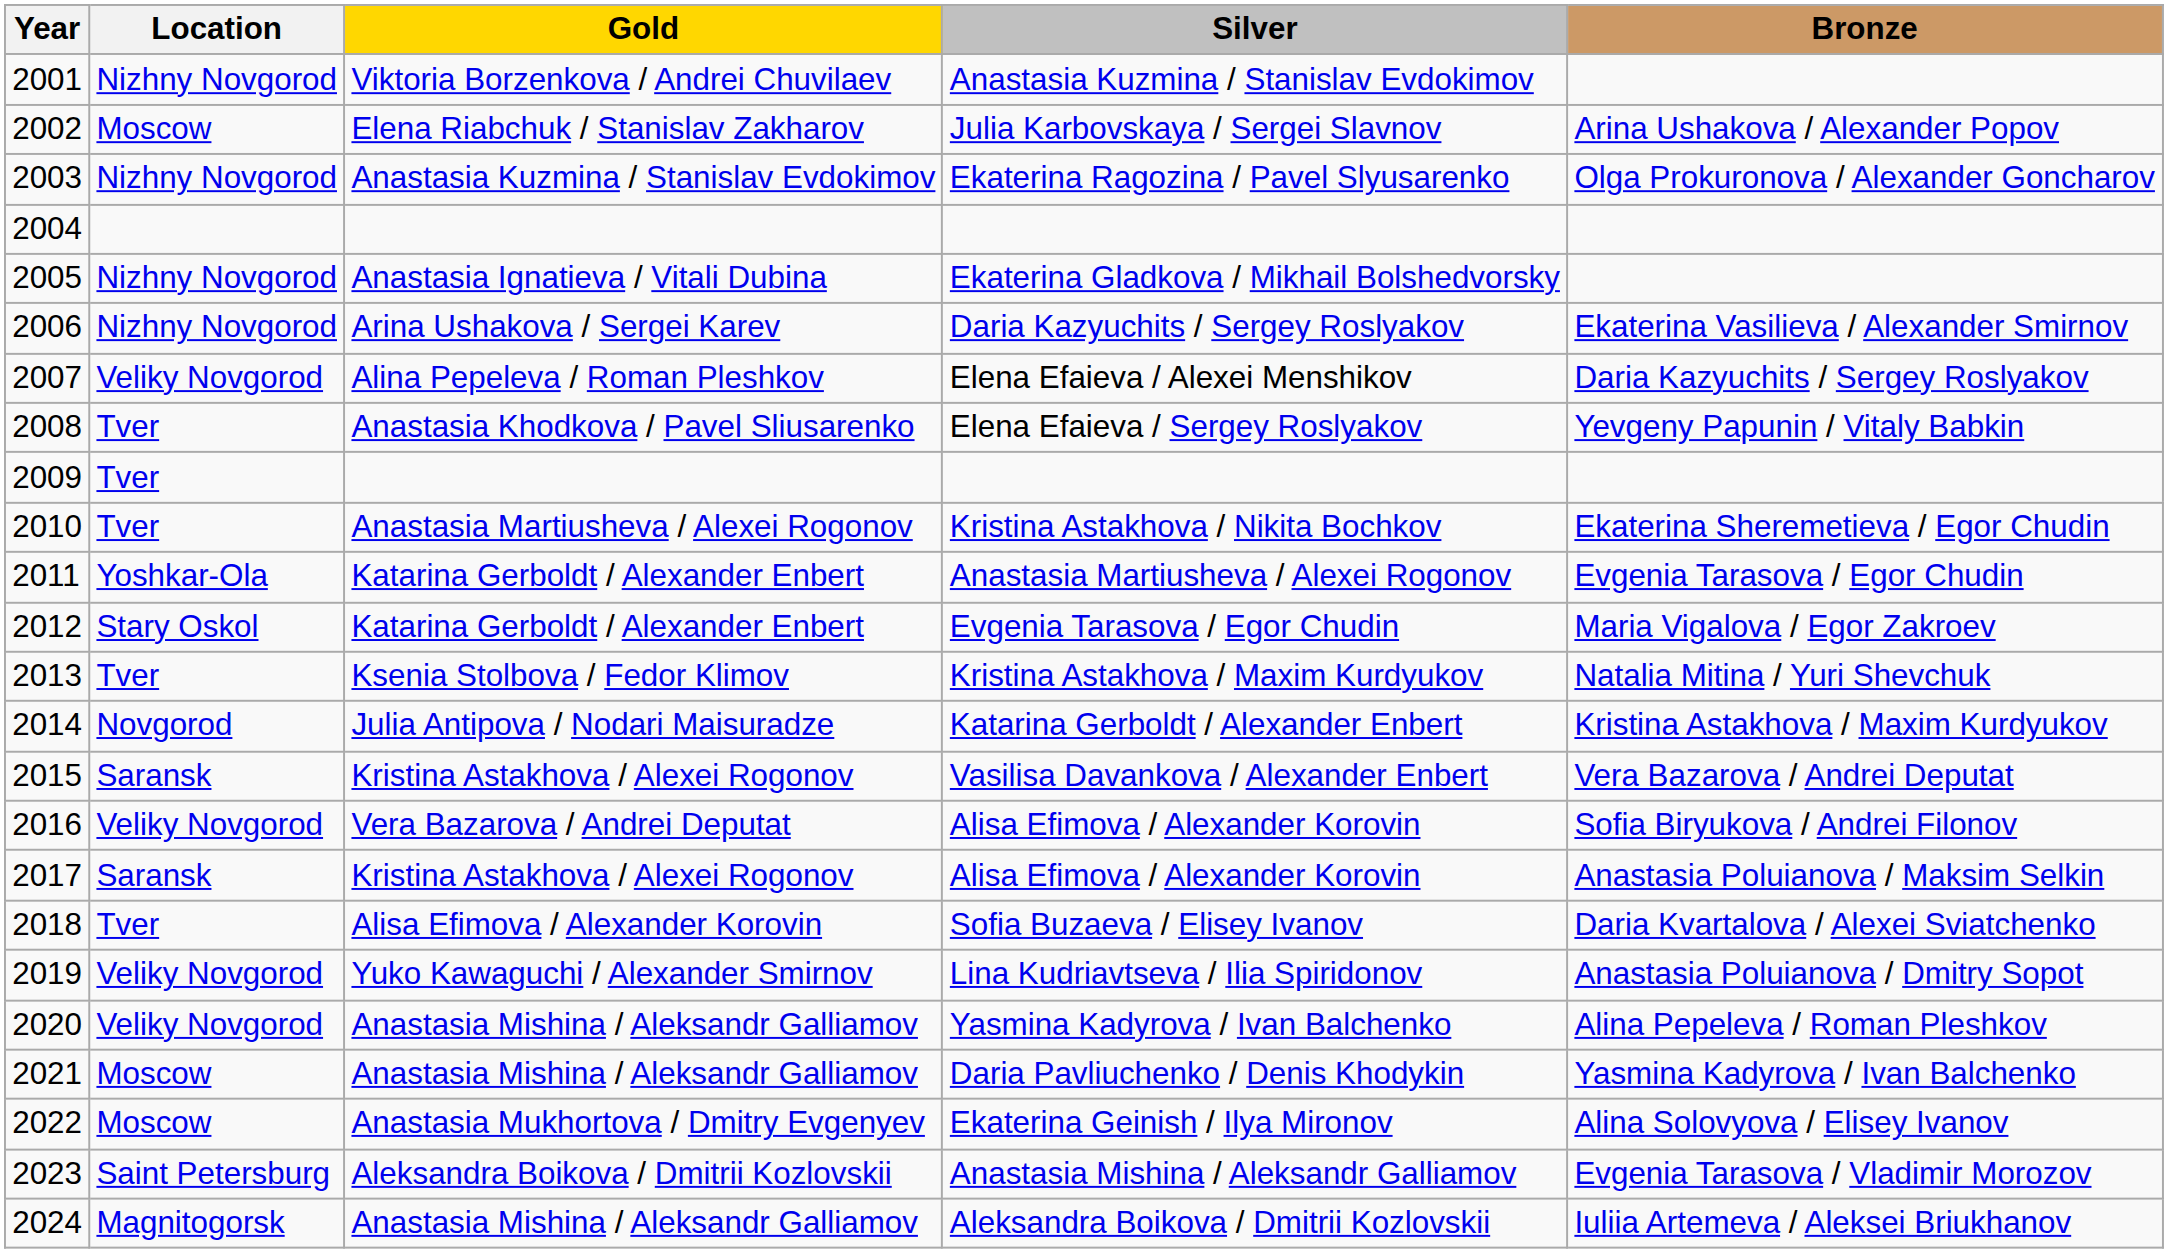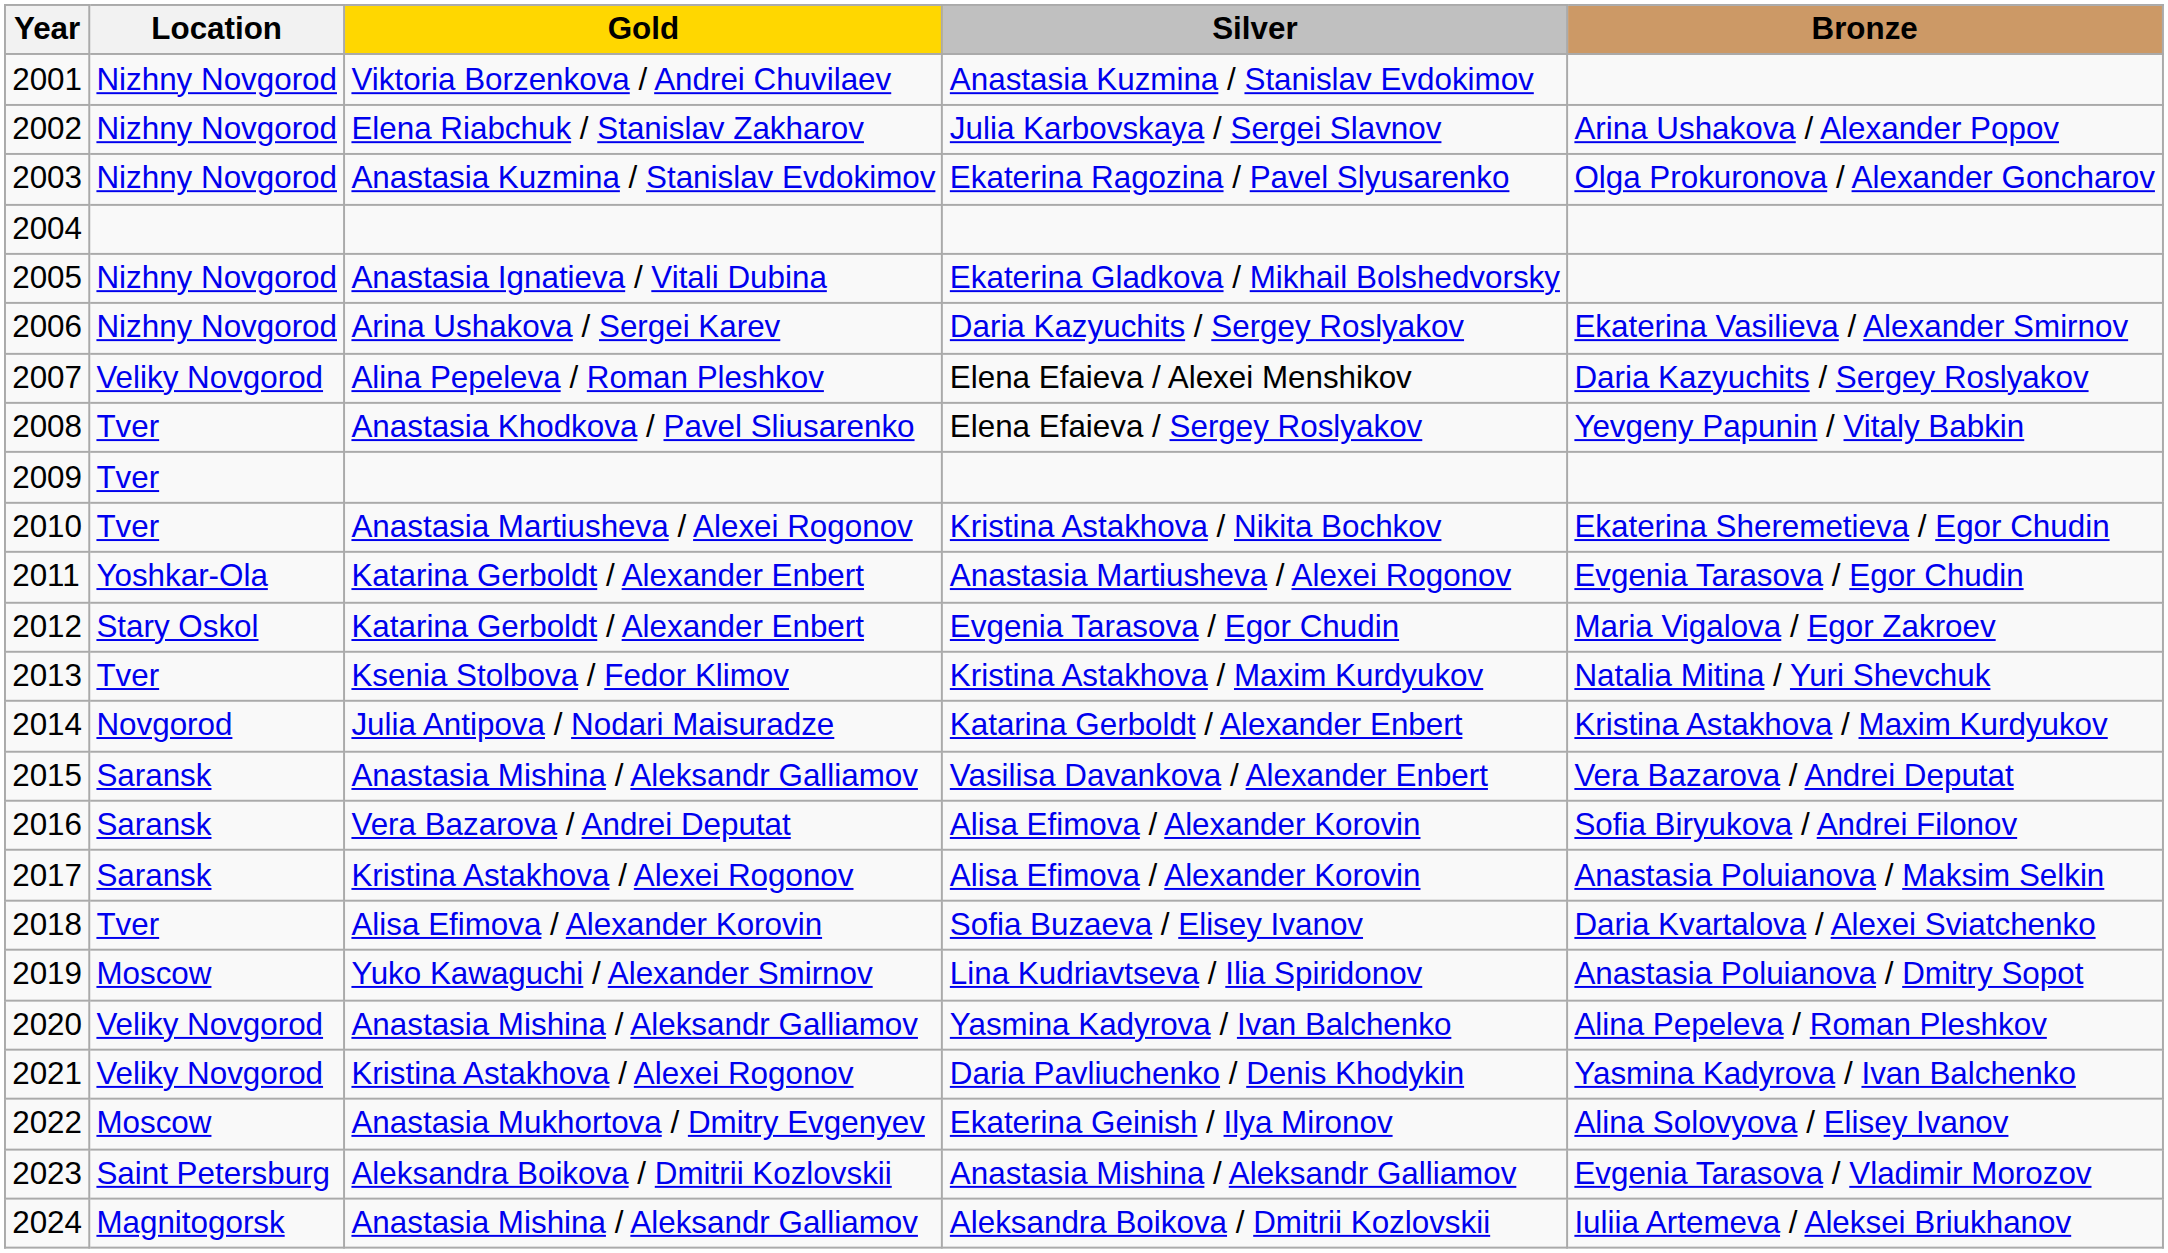(154, 128) Moscow -> (217, 128) Nizhny Novgorod
(602, 775) Kristina Astakhova / Alexei Rogonov -> (635, 775) Anastasia Mishina / Aleksandr Galliamov
(210, 825) Veliky Novgorod -> (154, 825) Saransk
(210, 974) Veliky Novgorod -> (154, 974) Moscow
(154, 1073) Moscow -> (210, 1073) Veliky Novgorod
(635, 1073) Anastasia Mishina / Aleksandr Galliamov -> (602, 1073) Kristina Astakhova / Alexei Rogonov
